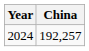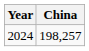(60, 35) 192,257 -> (60, 35) 198,257
